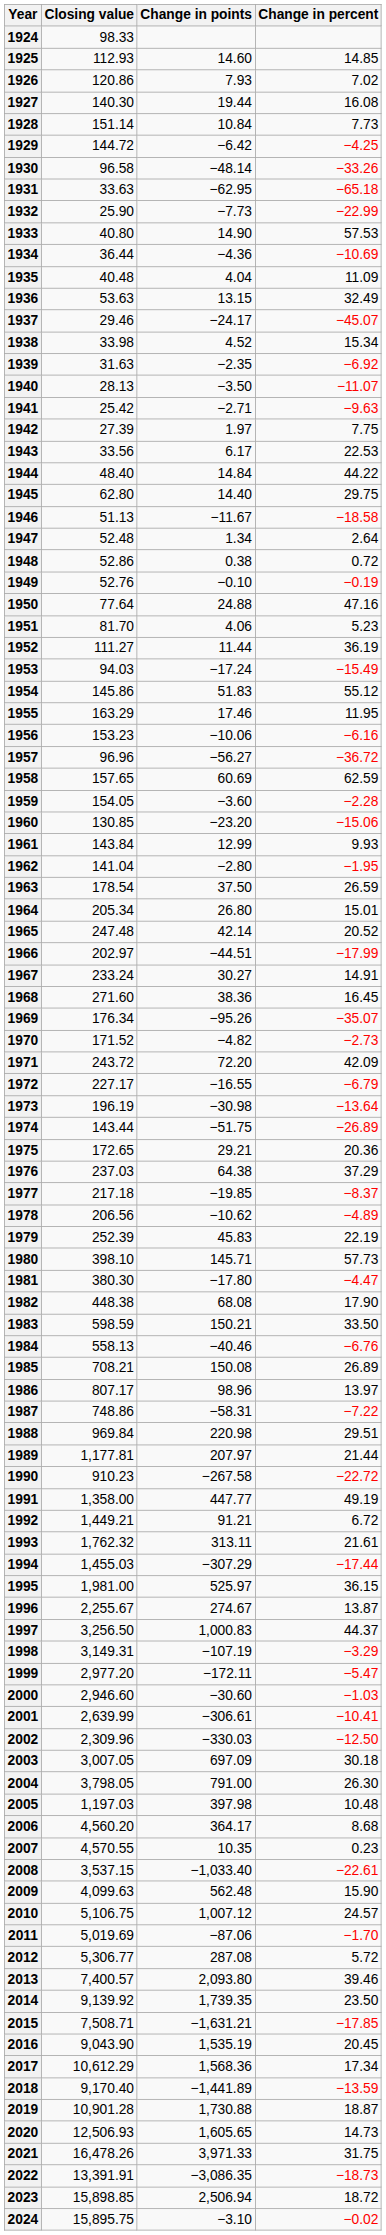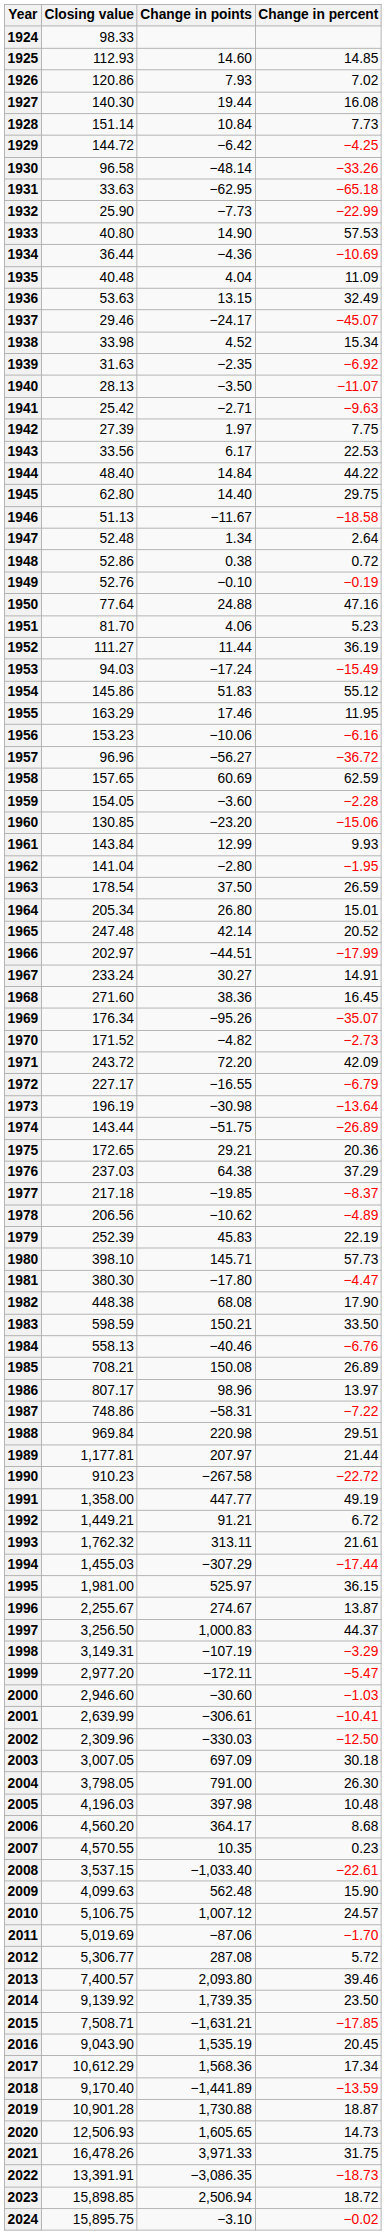(107, 1804) 1,197.03 -> (107, 1804) 4,196.03
